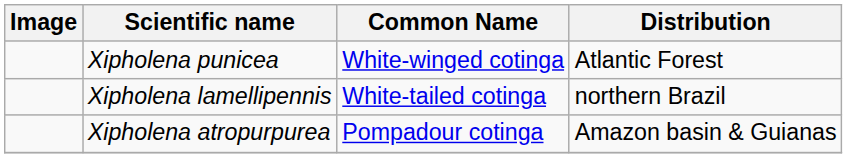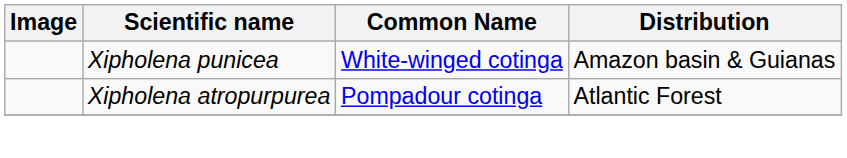(649, 59) Atlantic Forest -> (704, 59) Amazon basin & Guianas
- row: (210, 96)
(706, 133) Amazon basin & Guianas -> (648, 96) Atlantic Forest
